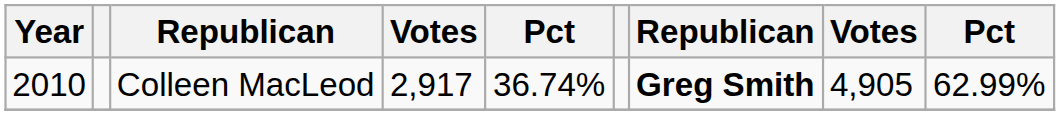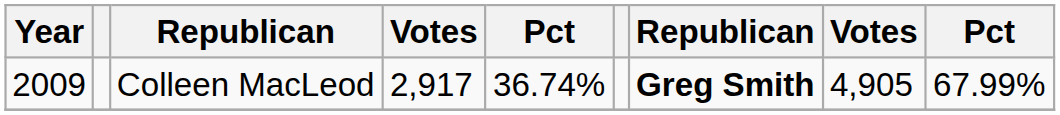(49, 84) 2010 -> (49, 84) 2009
(989, 84) 62.99% -> (989, 84) 67.99%
